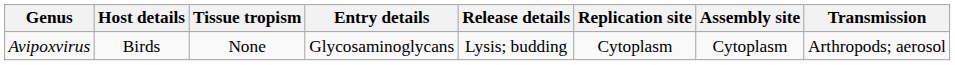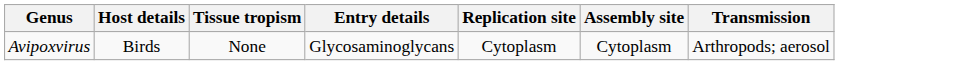- column: (516, 18)
